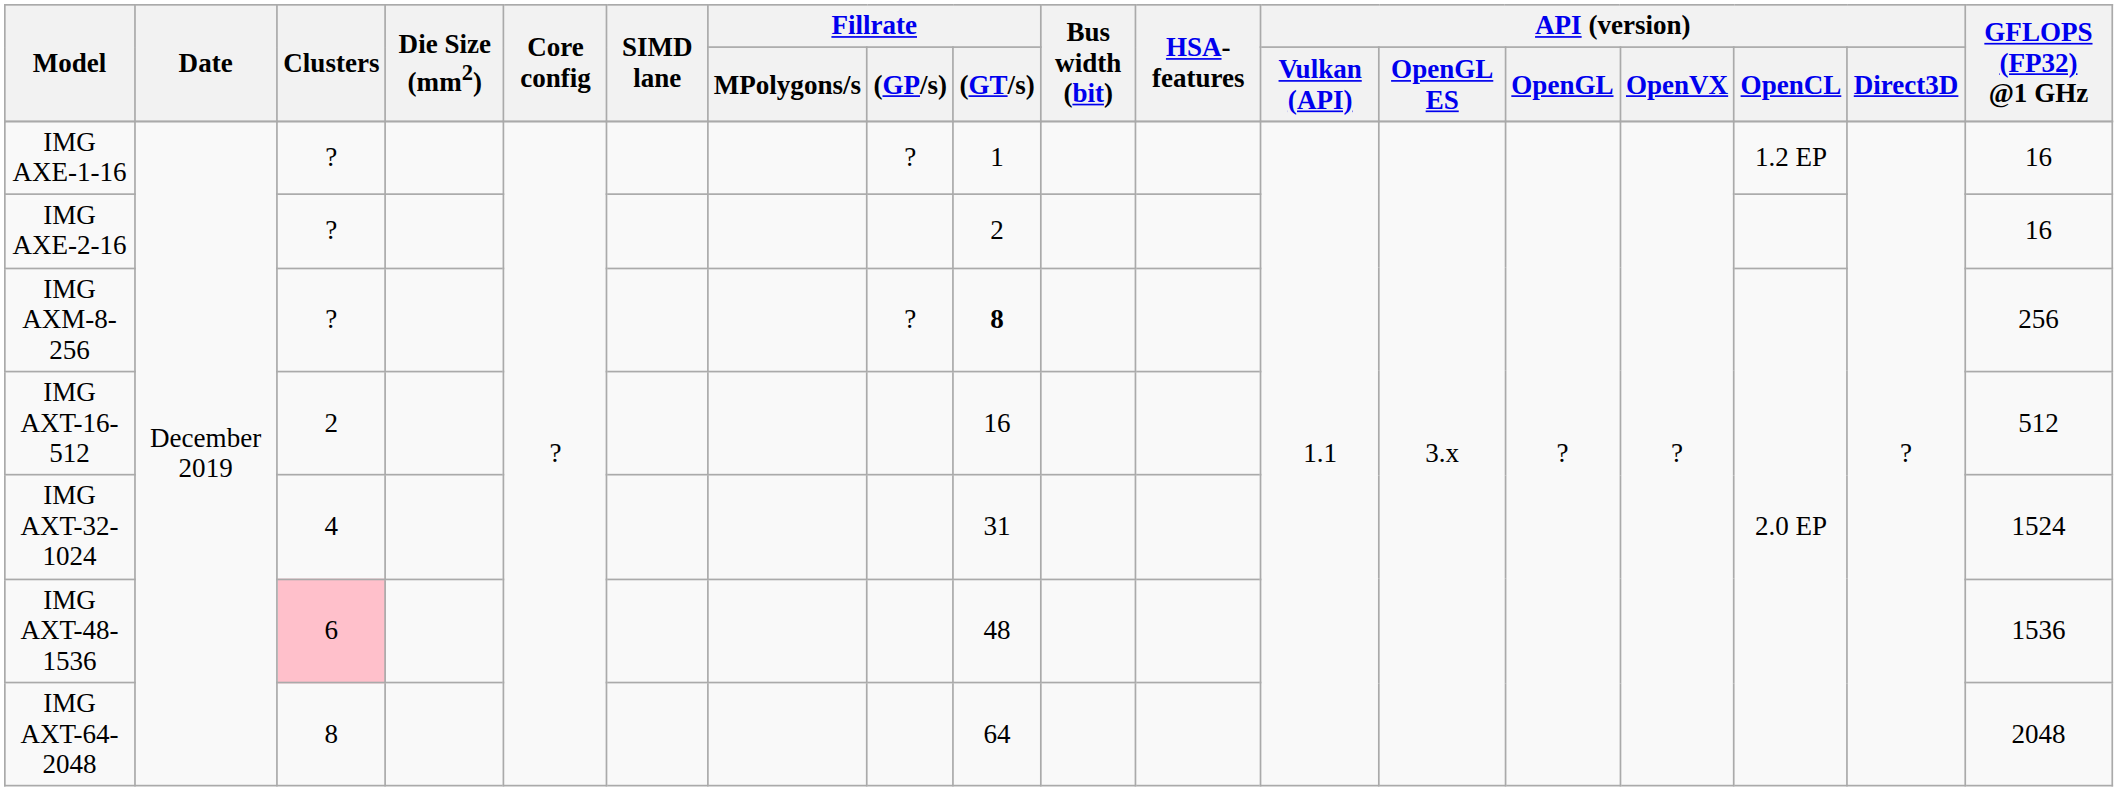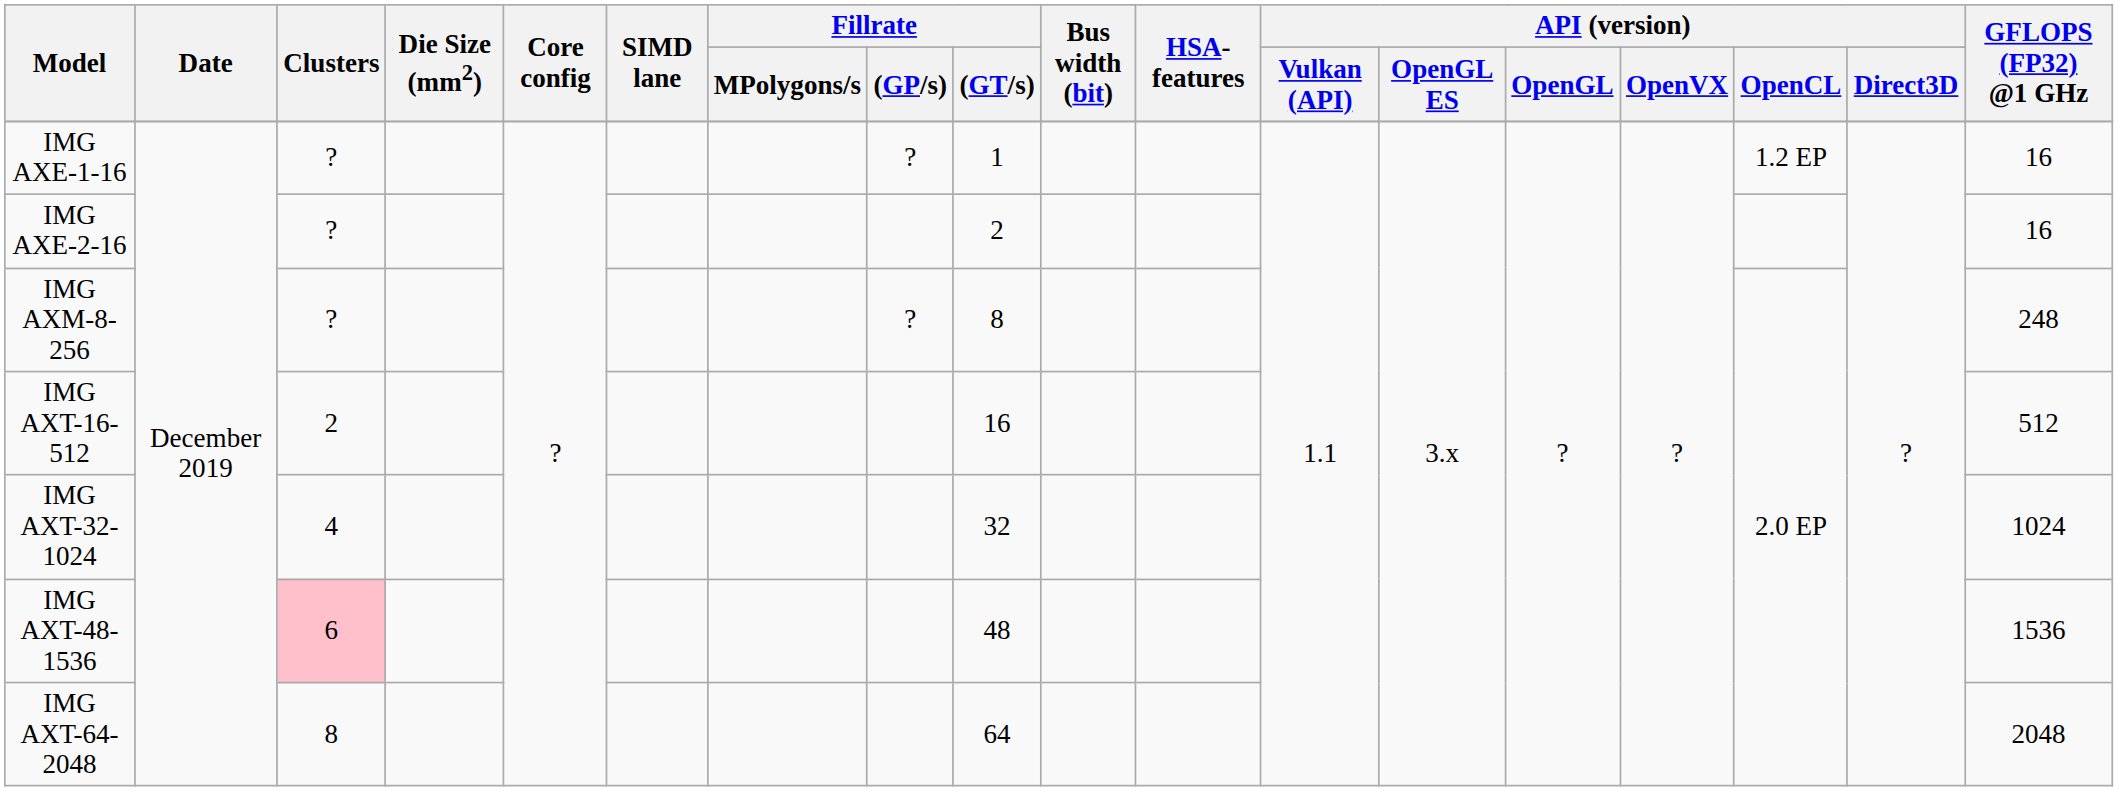(997, 319) bold -> (997, 319) normal
(2038, 319) 256 -> (2038, 319) 248
(997, 526) 31 -> (997, 526) 32
(2038, 526) 1524 -> (2038, 526) 1024
